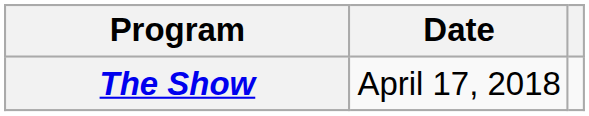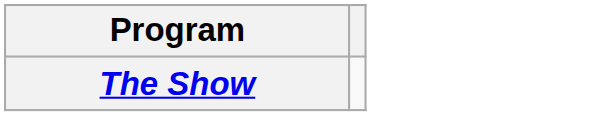- column: (459, 30)
